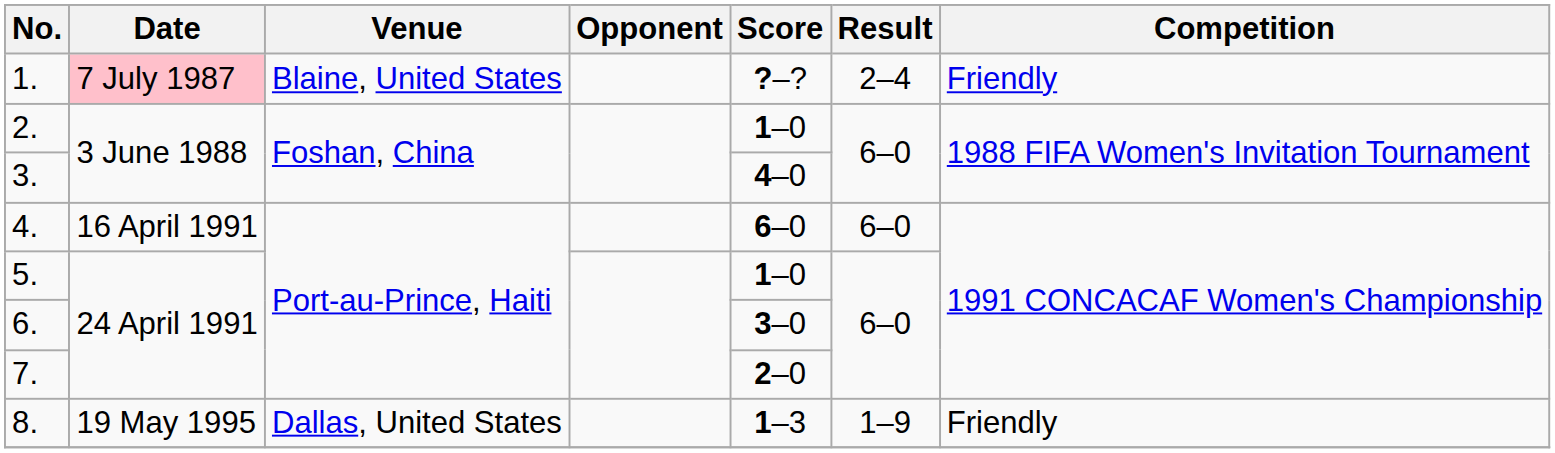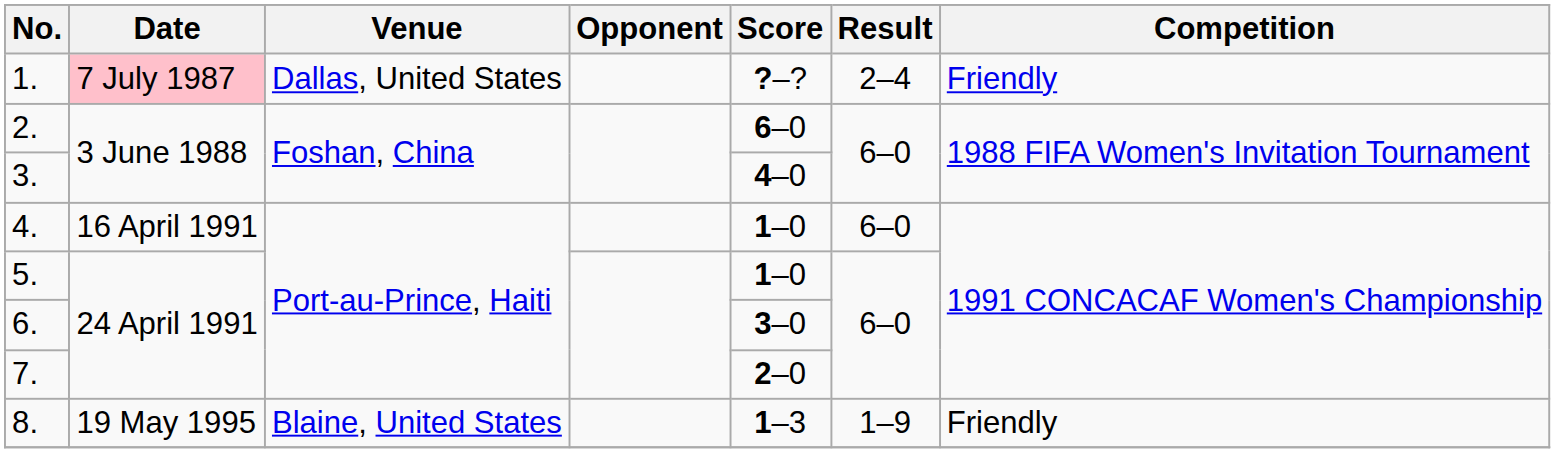(417, 78) Blaine, United States -> (417, 78) Dallas, United States
(780, 127) 1–0 -> (780, 127) 6–0
(780, 226) 6–0 -> (780, 226) 1–0
(417, 422) Dallas, United States -> (417, 422) Blaine, United States
